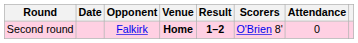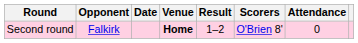columns swapped: (90, 13) <-> (132, 13)
(215, 30) bold -> (215, 30) normal
